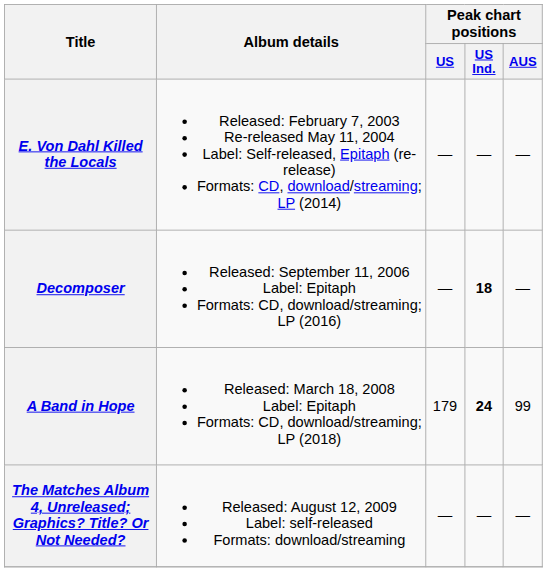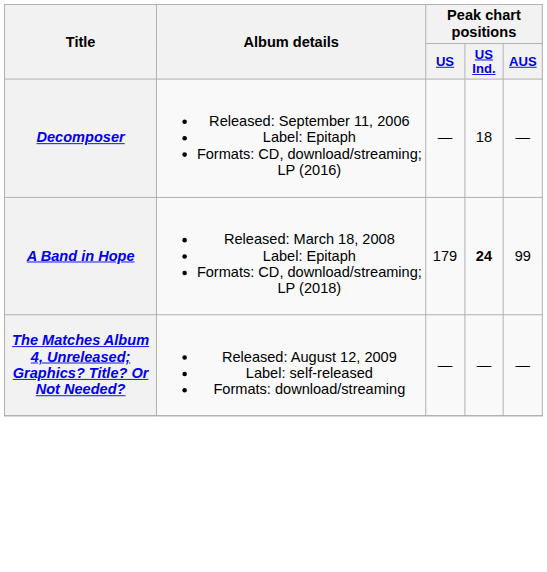- row: (81, 154)
(484, 288) bold -> (484, 138) normal
